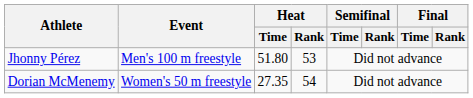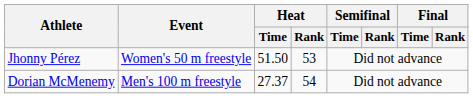(181, 59) Men's 100 m freestyle -> (186, 59) Women's 50 m freestyle
(273, 59) 51.80 -> (273, 59) 51.50
(186, 81) Women's 50 m freestyle -> (181, 81) Men's 100 m freestyle
(273, 81) 27.35 -> (273, 81) 27.37
